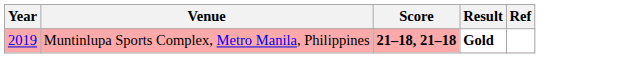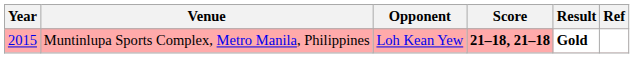+ column: (420, 16)
(22, 40) 2019 -> (22, 40) 2015
